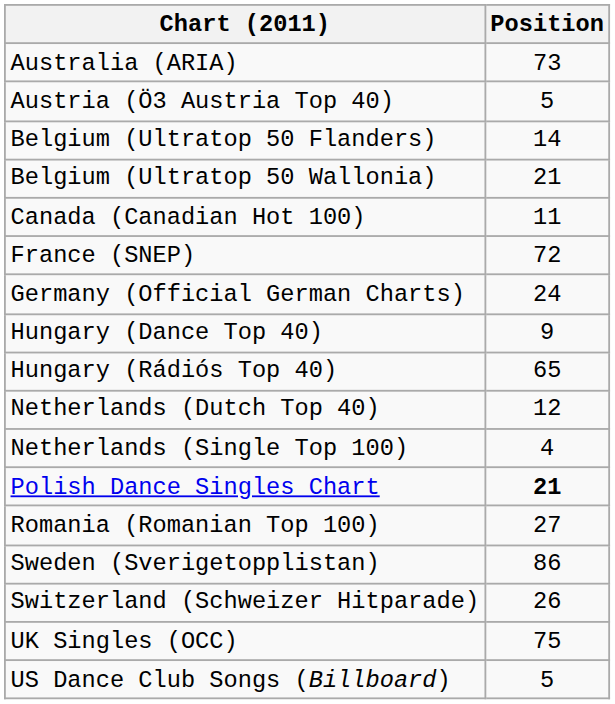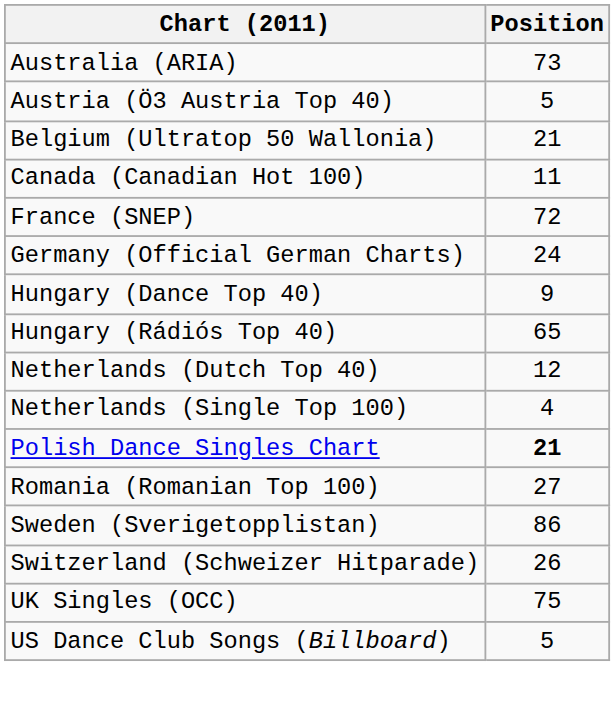- row: (224, 140)
